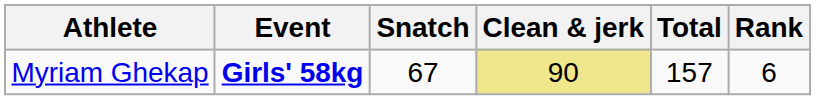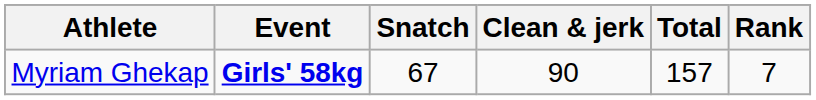(563, 72) khaki background -> (563, 72) no background
(769, 72) 6 -> (769, 72) 7
